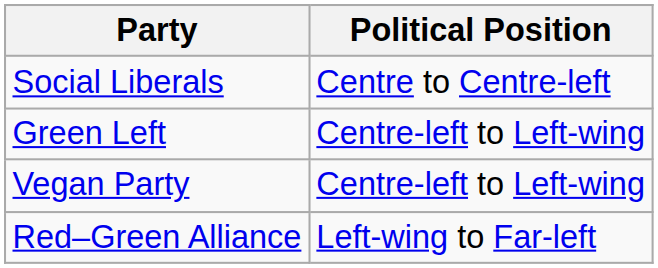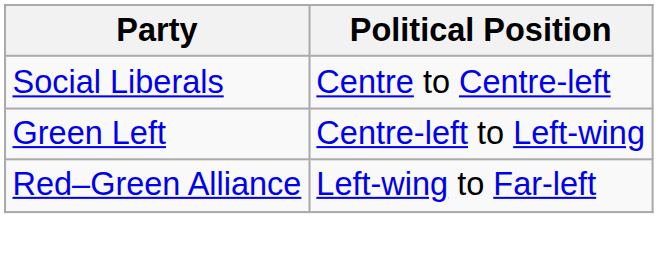- row: (101, 184)
